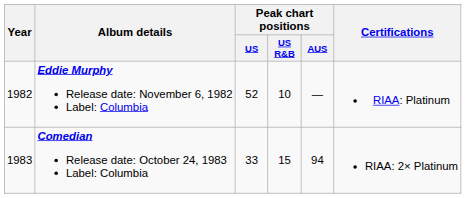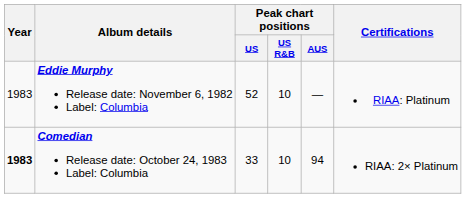(20, 94) 1982 -> (20, 94) 1983
(20, 160) normal -> (20, 160) bold
(285, 160) 15 -> (285, 160) 10
